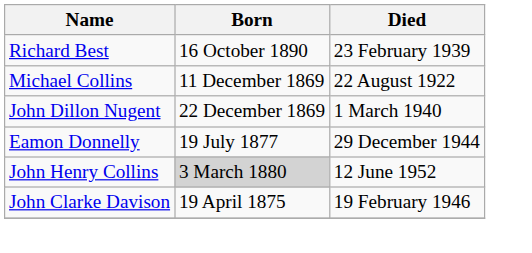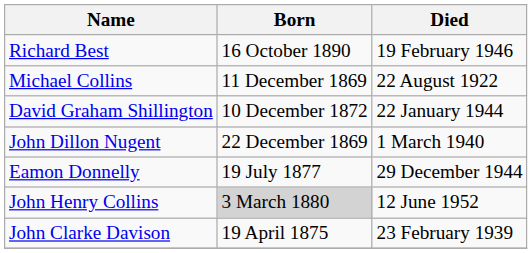(402, 50) 23 February 1939 -> (445, 50) 19 February 1946
+ row: (111, 111)
(402, 202) 19 February 1946 -> (445, 232) 23 February 1939
